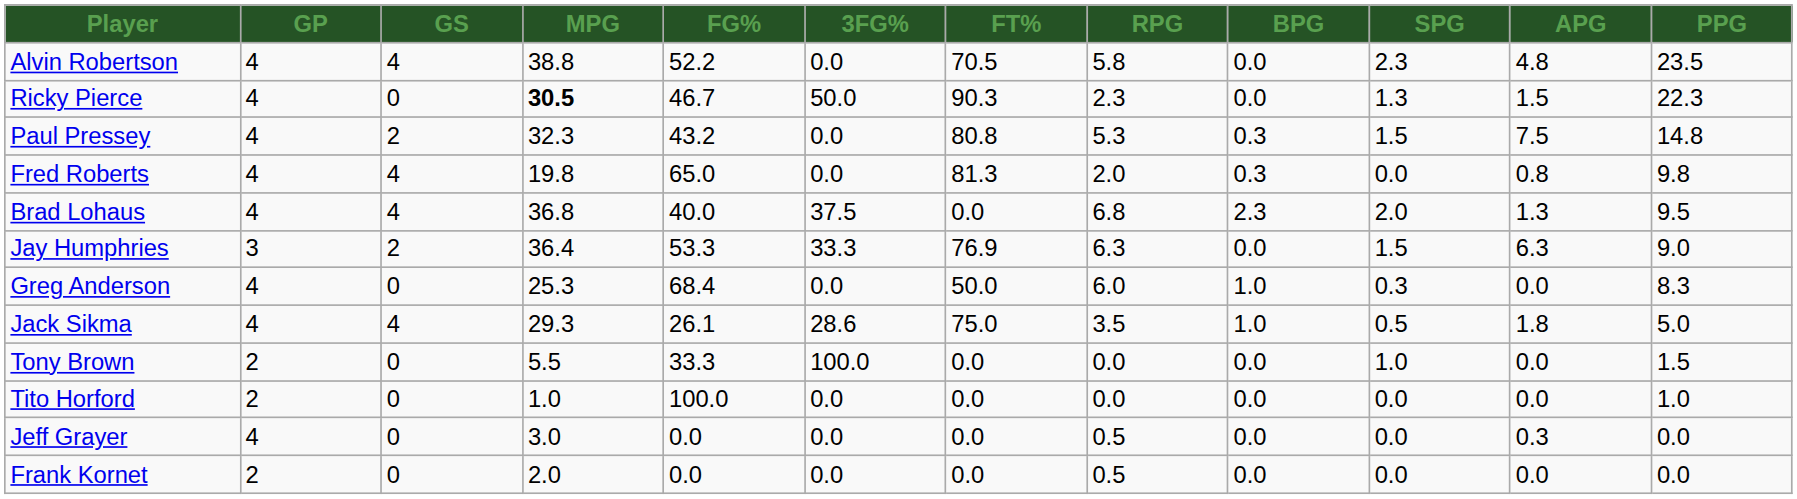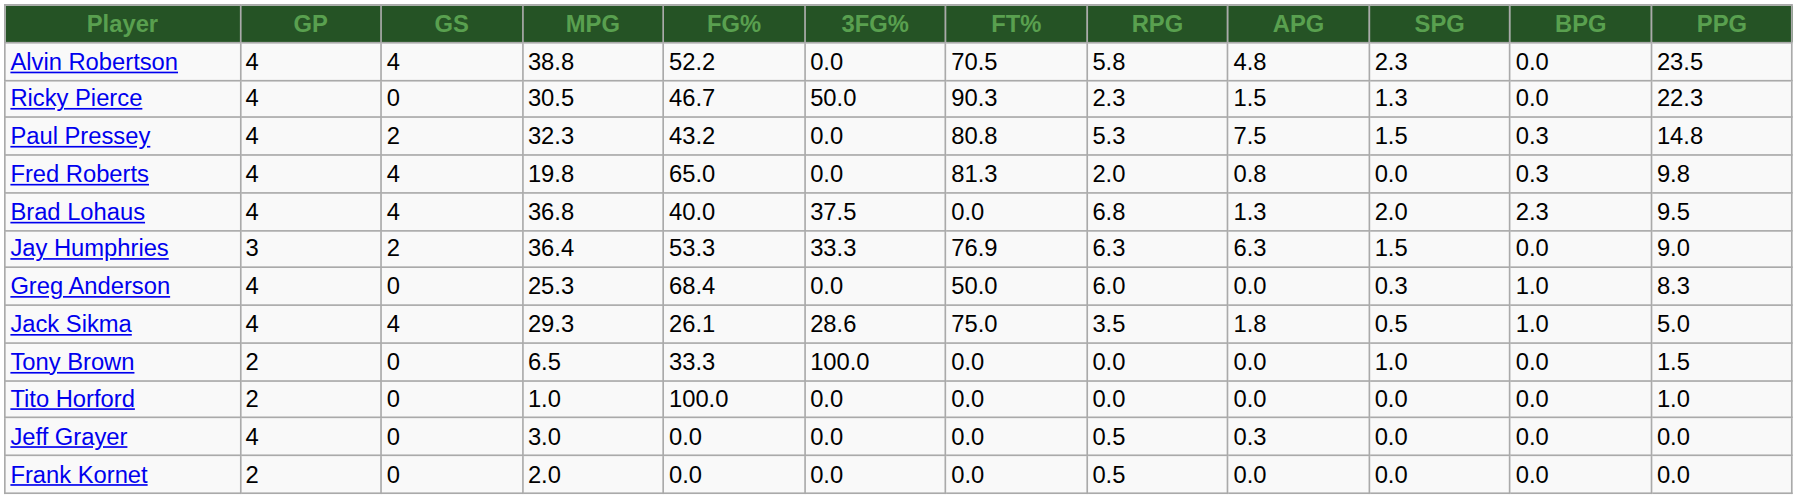columns swapped: (1581, 24) <-> (1299, 24)
(551, 99) bold -> (551, 99) normal
(544, 362) 5.5 -> (544, 362) 6.5
